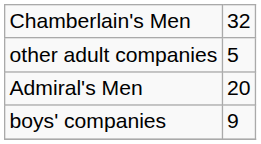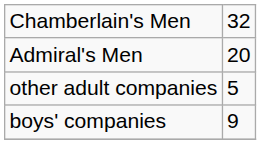rows swapped: (76, 88) <-> (113, 54)
